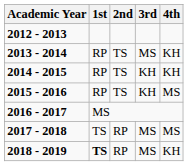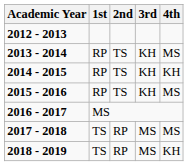(147, 53) MS -> (147, 53) KH
(172, 53) KH -> (172, 53) MS
(100, 151) bold -> (99, 151) normal
